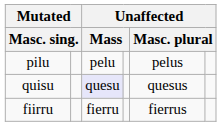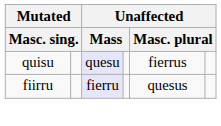- row: (38, 62)
(167, 86) quesus -> (167, 62) fierrus
(103, 109) no background -> (103, 86) lavender background
(167, 109) fierrus -> (167, 86) quesus
